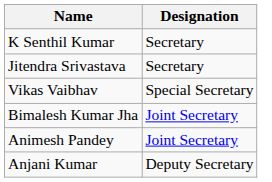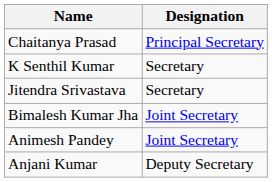+ row: (62, 41)
- row: (53, 90)
